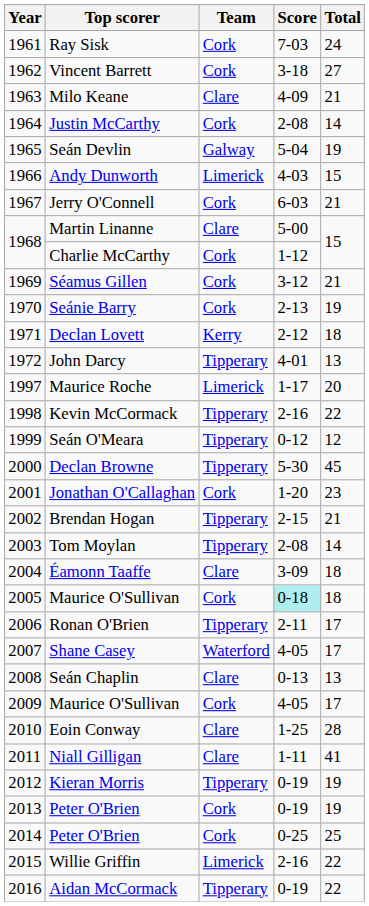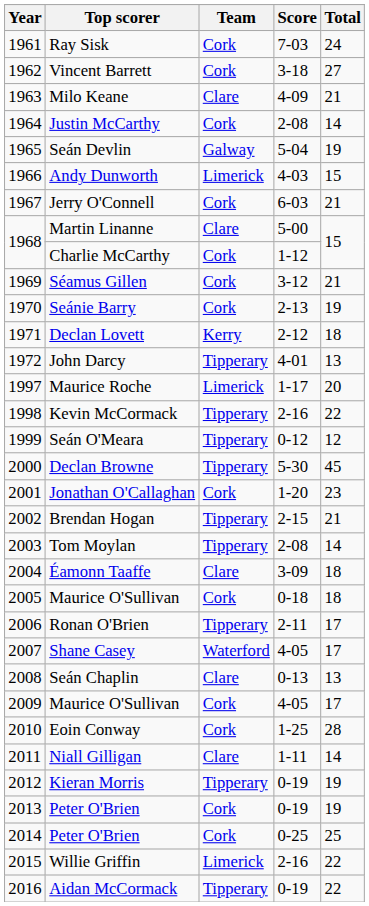(293, 598) paleturquoise background -> (293, 598) no background
(221, 730) Clare -> (219, 730) Cork
(333, 756) 41 -> (333, 756) 14
